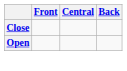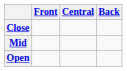+ row: (18, 43)
